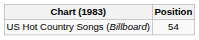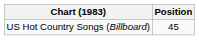(173, 27) 54 -> (173, 27) 45
